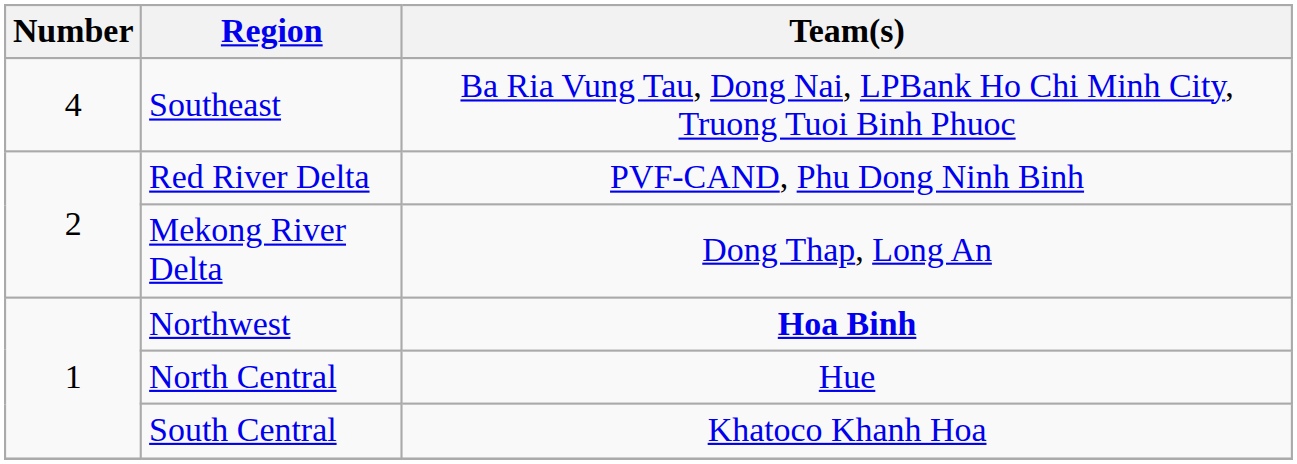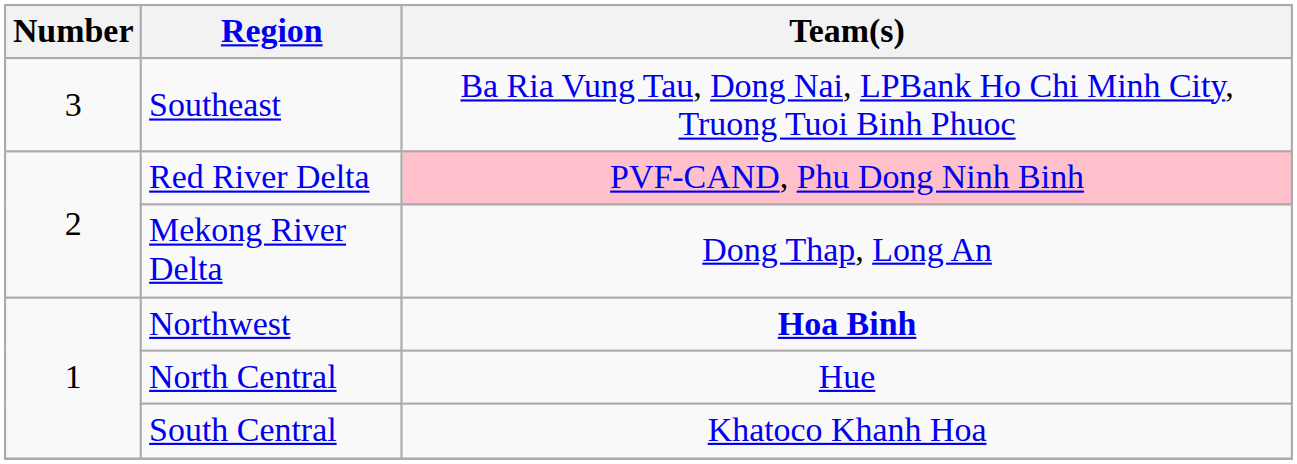(73, 104) 4 -> (73, 104) 3
(847, 177) no background -> (847, 177) pink background
